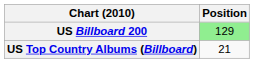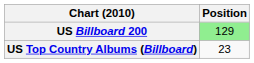(225, 49) 21 -> (225, 49) 23
